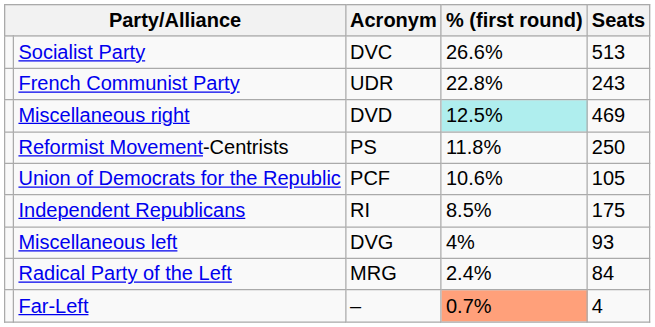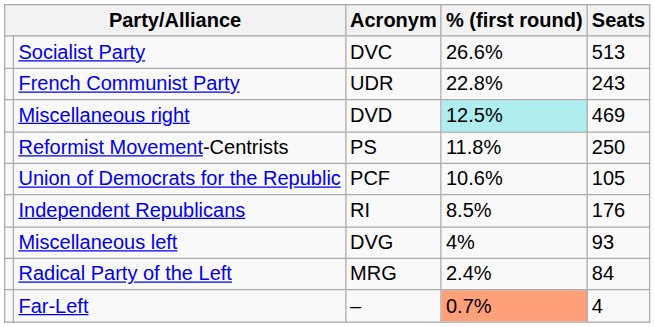(609, 210) 175 -> (609, 210) 176
